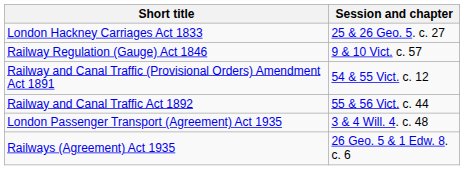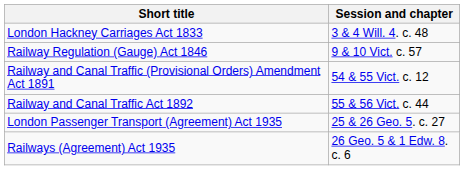(388, 33) 25 & 26 Geo. 5. c. 27 -> (380, 33) 3 & 4 Will. 4. c. 48
(380, 122) 3 & 4 Will. 4. c. 48 -> (388, 122) 25 & 26 Geo. 5. c. 27
